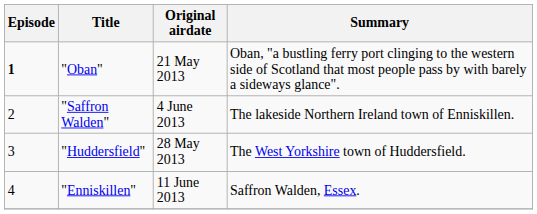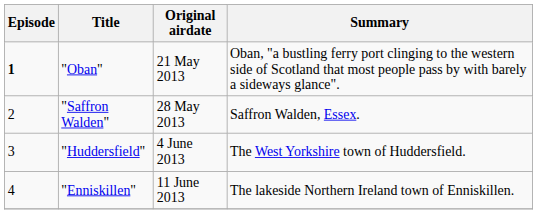(175, 114) 4 June 2013 -> (178, 114) 28 May 2013
(372, 114) The lakeside Northern Ireland town of Enniskillen. -> (295, 114) Saffron Walden, Essex.
(178, 152) 28 May 2013 -> (175, 152) 4 June 2013
(295, 189) Saffron Walden, Essex. -> (372, 189) The lakeside Northern Ireland town of Enniskillen.
